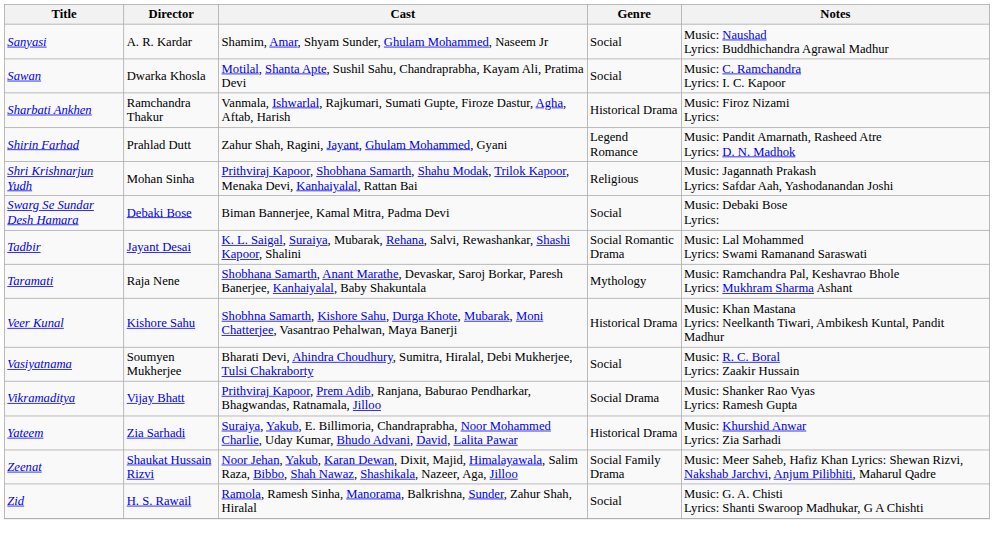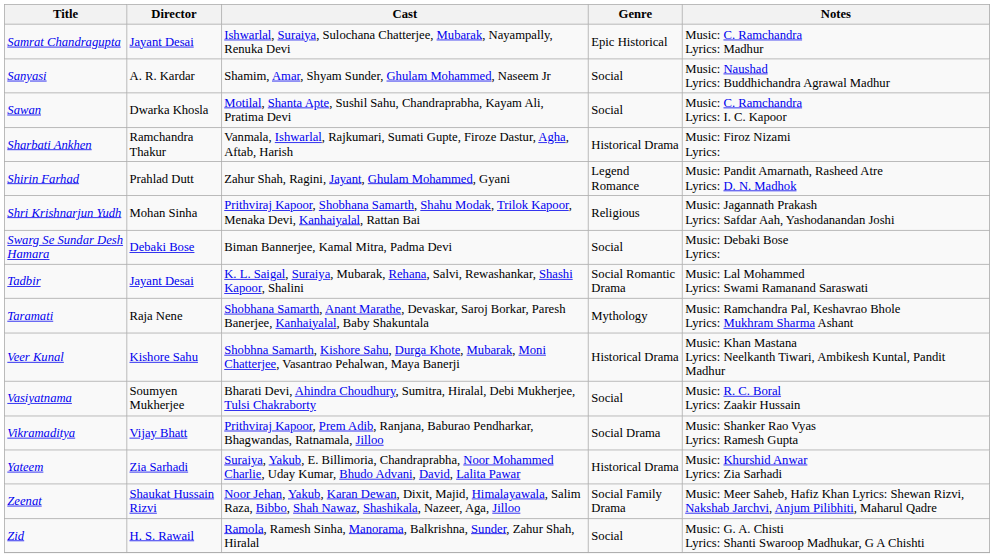+ row: (64, 41)
